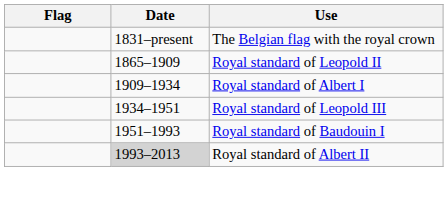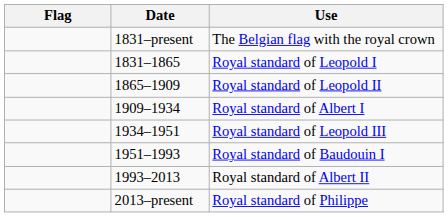+ row: (294, 62)
(147, 154) lightgrey background -> (147, 177) no background
+ row: (290, 200)
